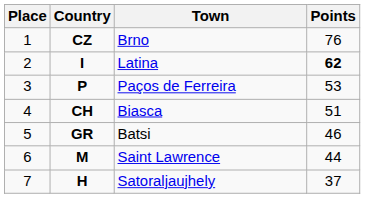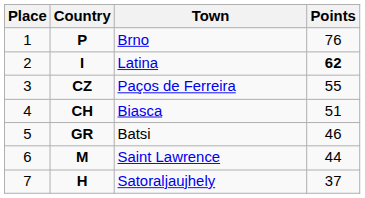(82, 39) CZ -> (82, 39) P
(82, 87) P -> (82, 87) CZ
(333, 87) 53 -> (333, 87) 55
